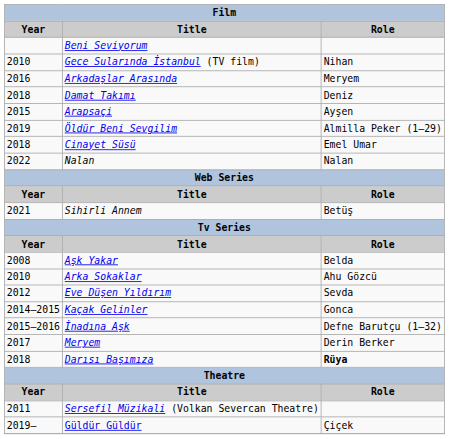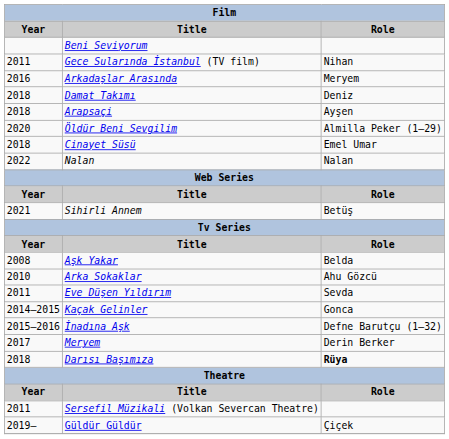(19, 62) 2010 -> (19, 62) 2011
(19, 111) 2015 -> (19, 111) 2018
(19, 128) 2019 -> (19, 128) 2020
(19, 293) 2012 -> (19, 293) 2011
